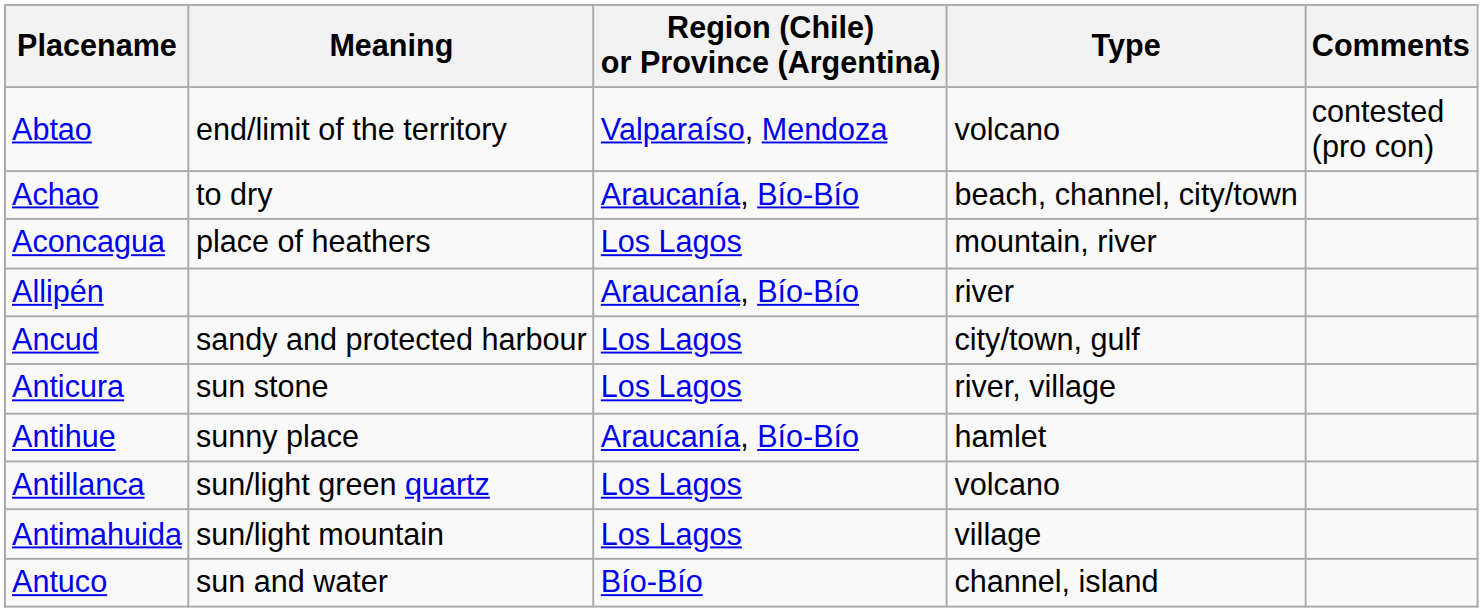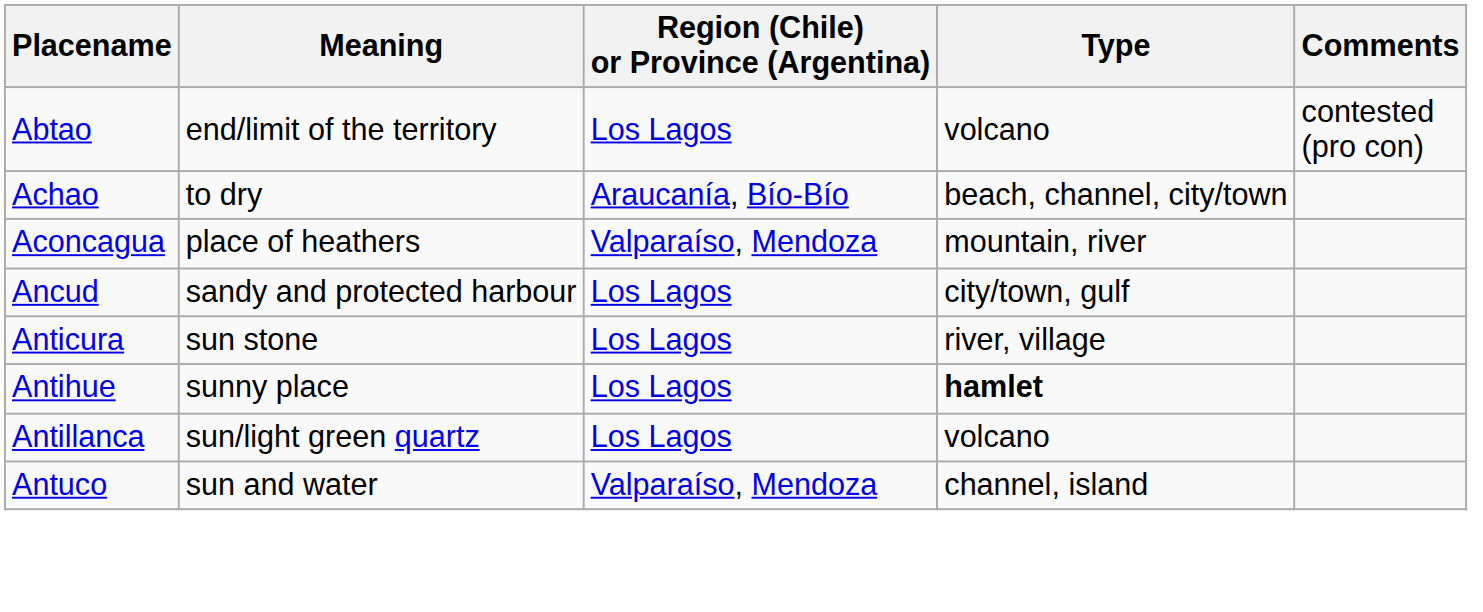(744, 128) Valparaíso, Mendoza -> (661, 128) Los Lagos
(671, 242) Los Lagos -> (734, 242) Valparaíso, Mendoza
- row: (58, 291)
(730, 436) Araucanía, Bío-Bío -> (661, 388) Los Lagos
(1000, 436) normal -> (994, 388) bold
- row: (97, 533)
(652, 582) Bío-Bío -> (734, 485) Valparaíso, Mendoza
